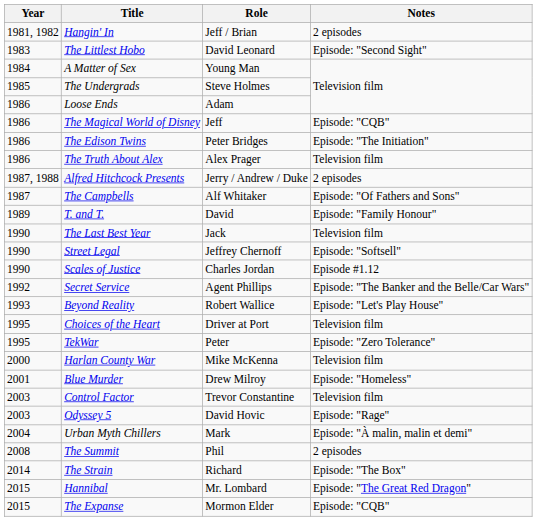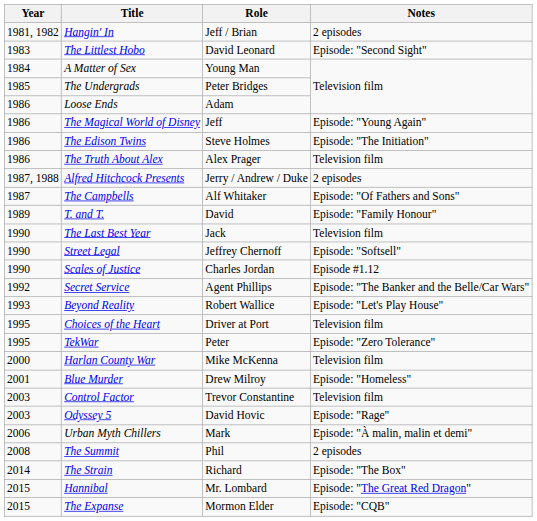(238, 86) Steve Holmes -> (237, 86) Peter Bridges
(351, 123) Episode: "CQB" -> (370, 123) Episode: "Young Again"
(237, 141) Peter Bridges -> (238, 141) Steve Holmes
(19, 433) 2004 -> (19, 433) 2006
